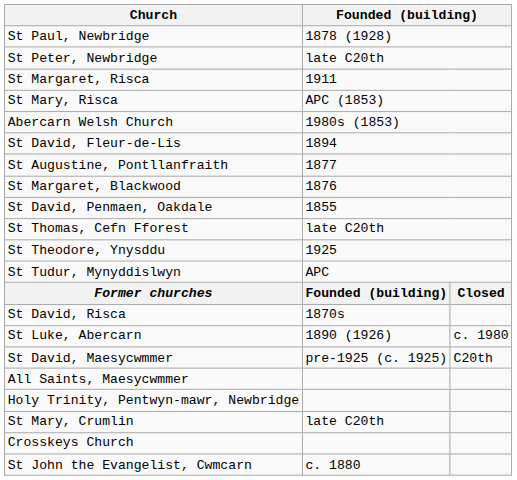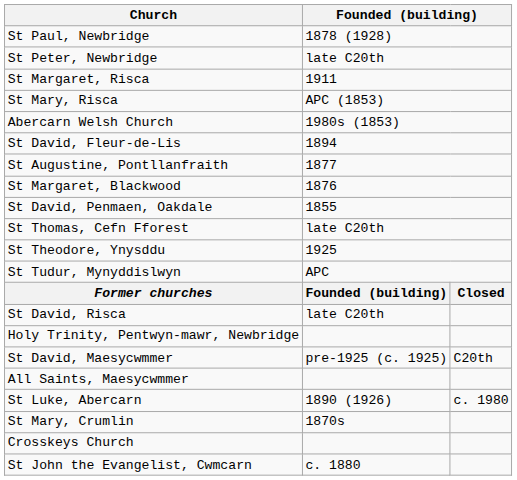(325, 315) 1870s -> (345, 315) late C20th
rows swapped: (153, 400) <-> (75, 336)
(345, 422) late C20th -> (325, 422) 1870s
